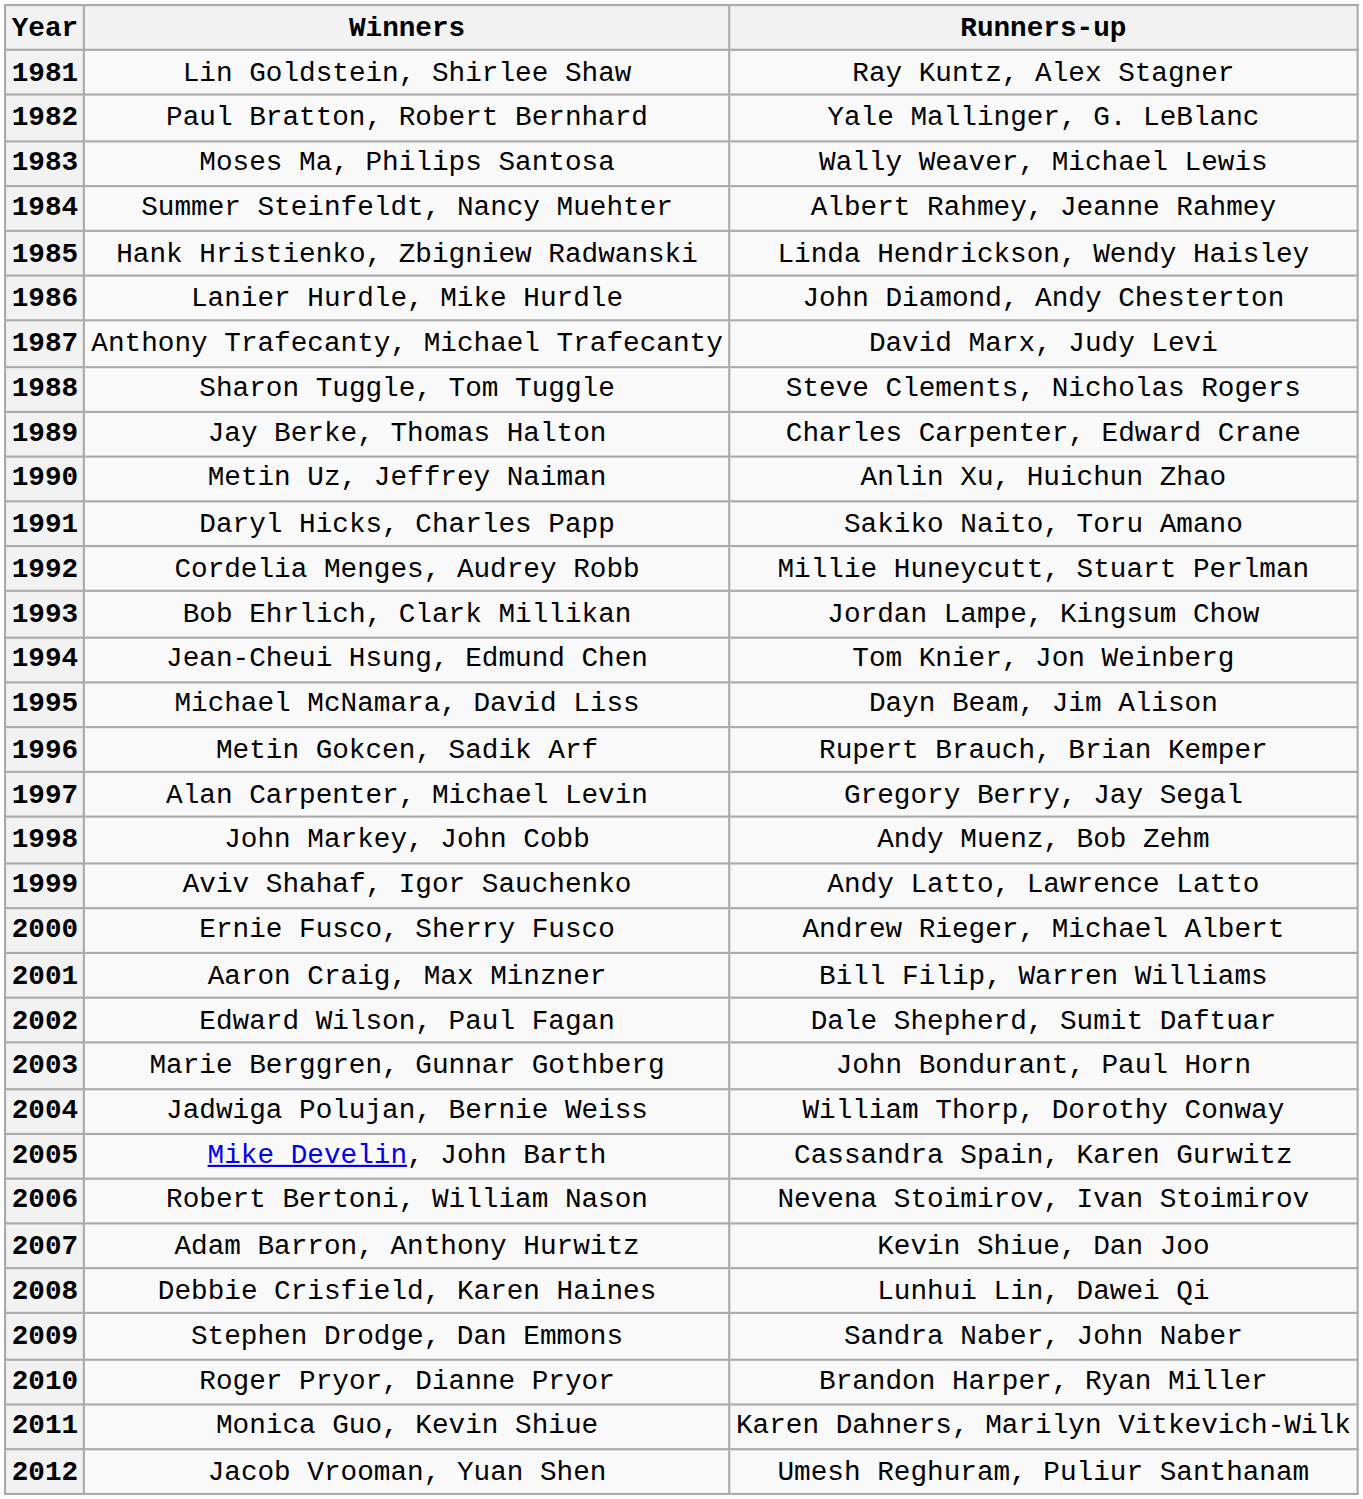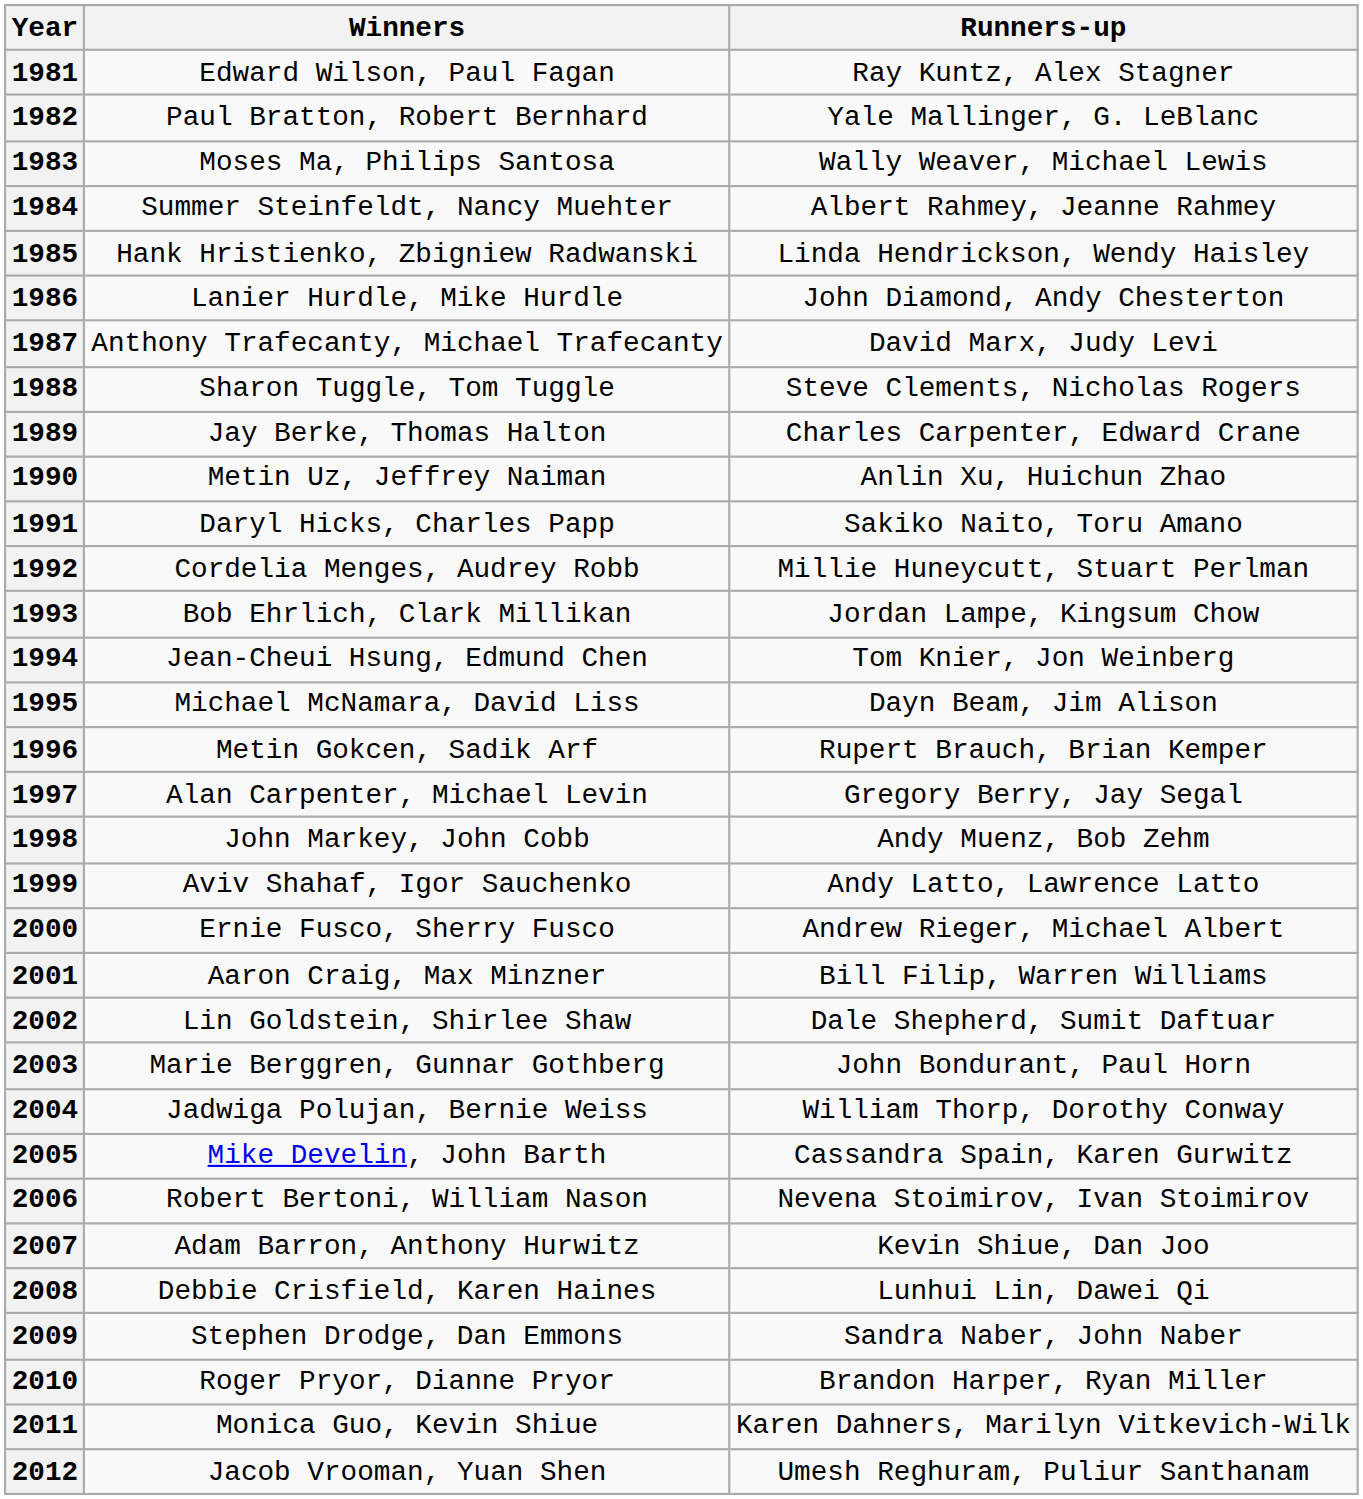(407, 73) Lin Goldstein, Shirlee Shaw -> (407, 73) Edward Wilson, Paul Fagan
(407, 1020) Edward Wilson, Paul Fagan -> (407, 1020) Lin Goldstein, Shirlee Shaw
